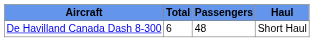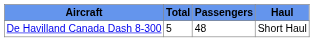(169, 28) 6 -> (169, 28) 5
